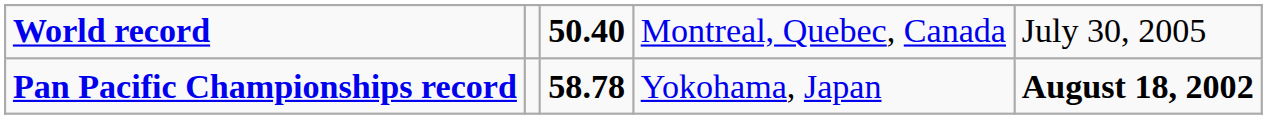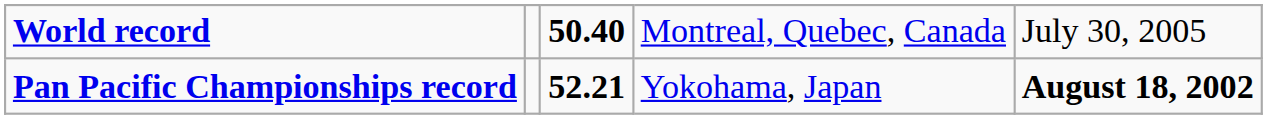(587, 85) 58.78 -> (587, 85) 52.21
